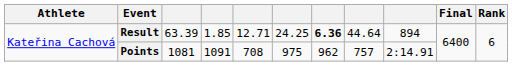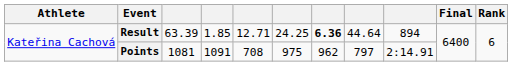(364, 51) 757 -> (364, 51) 797
